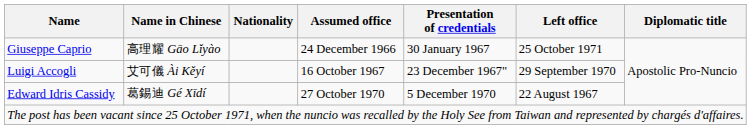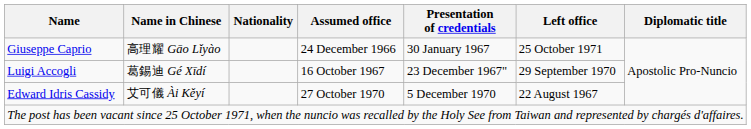(166, 71) 艾可儀 Ài Kěyí -> (166, 71) 葛錫迪 Gé Xīdí
(166, 93) 葛錫迪 Gé Xīdí -> (166, 93) 艾可儀 Ài Kěyí
